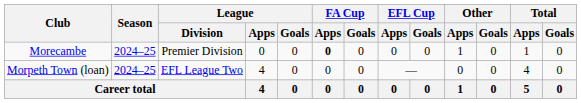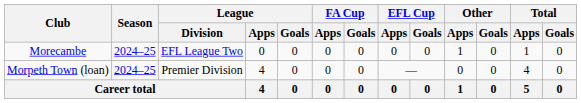(202, 51) Premier Division -> (202, 51) EFL League Two
(328, 51) bold -> (328, 51) normal
(202, 70) EFL League Two -> (202, 70) Premier Division
